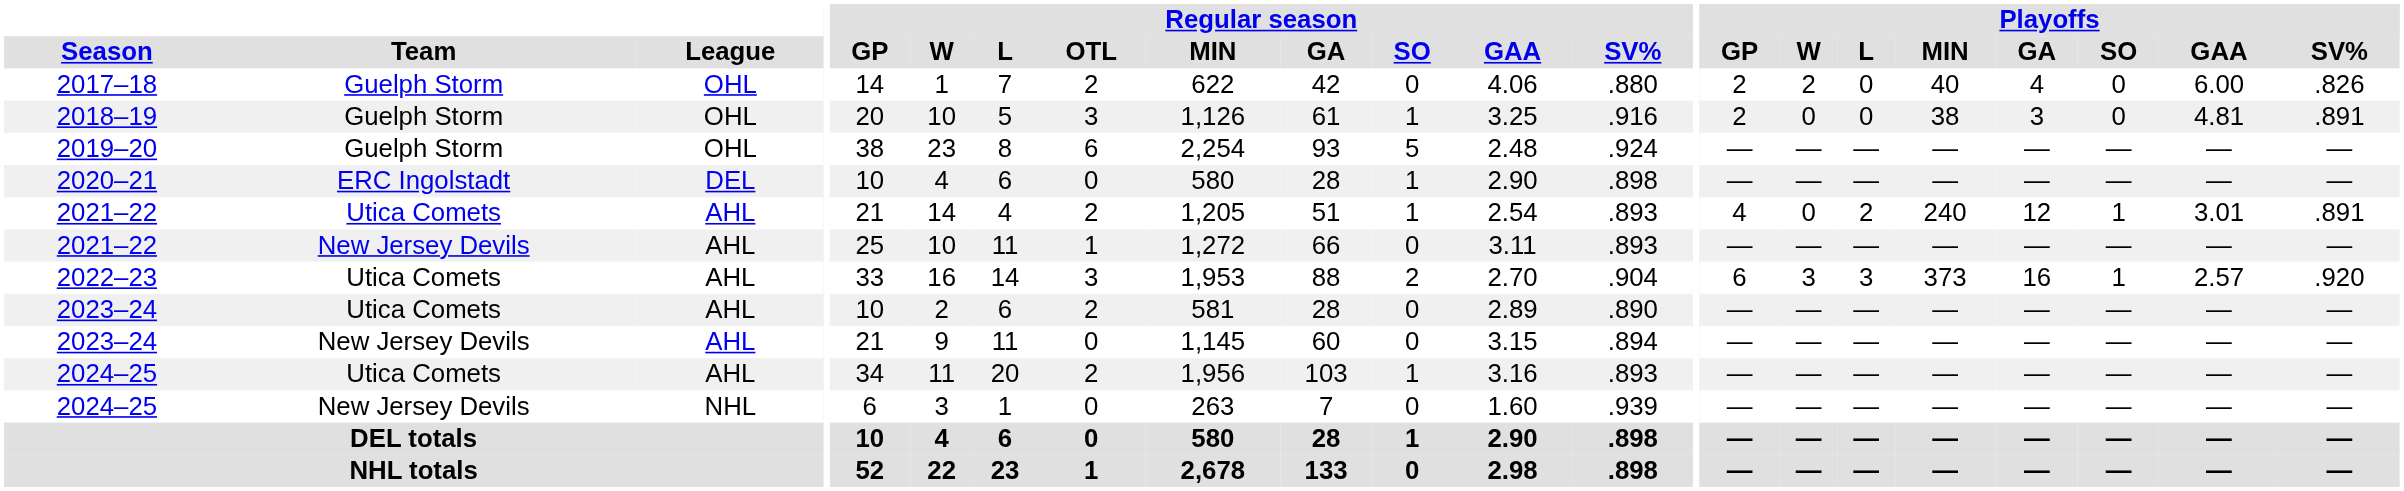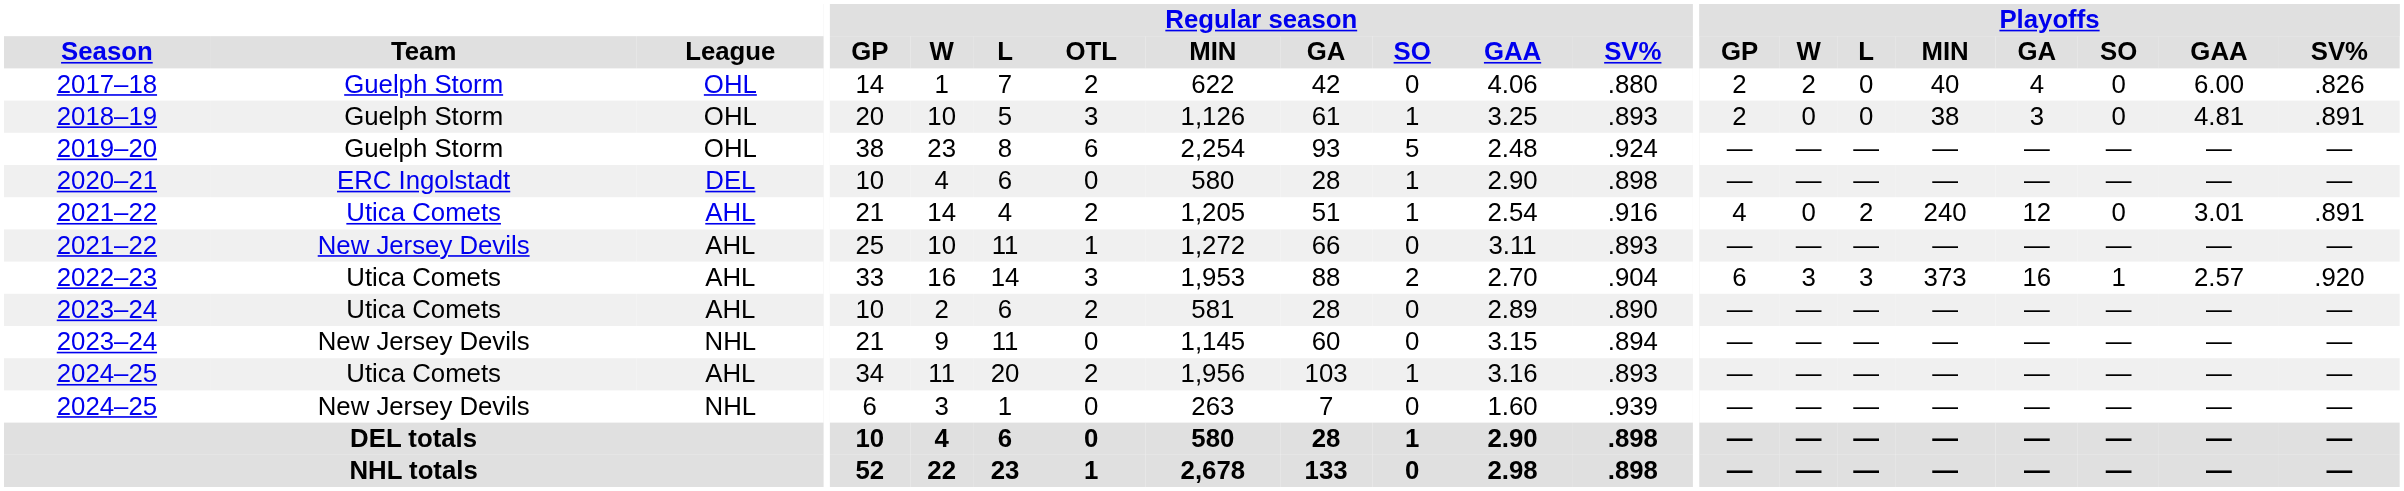(1633, 116) .916 -> (1633, 116) .893
(1633, 212) .893 -> (1633, 212) .916
(2119, 212) 1 -> (2119, 212) 0
(730, 341) AHL -> (730, 341) NHL
